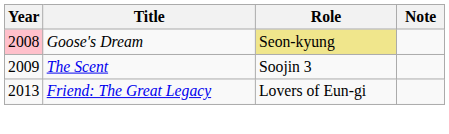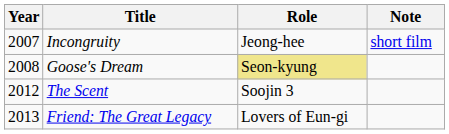+ row: (83, 41)
(24, 41) pink background -> (24, 66) no background
(24, 66) 2009 -> (24, 91) 2012
